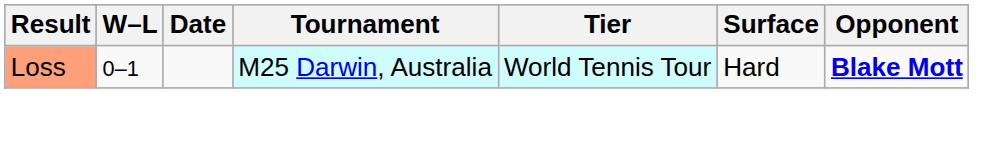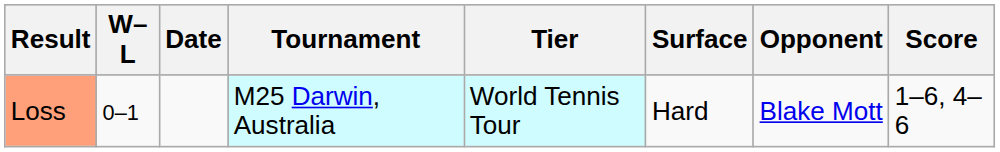+ column: (942, 39)
(897, 66) bold -> (821, 110) normal
